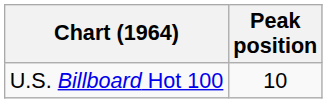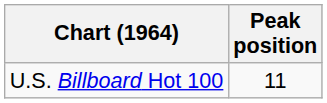(275, 80) 10 -> (275, 80) 11
